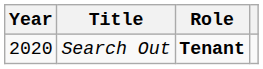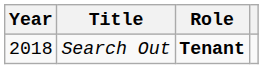(31, 49) 2020 -> (31, 49) 2018
